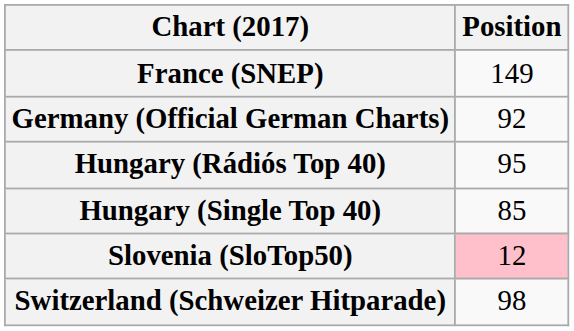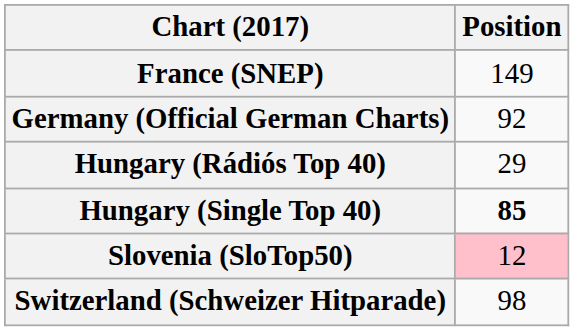(512, 164) 95 -> (512, 164) 29
(512, 210) normal -> (512, 210) bold
